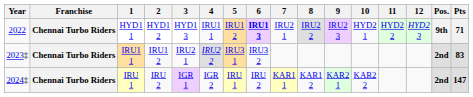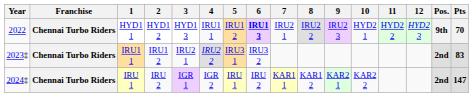(460, 30) 71 -> (460, 30) 70
